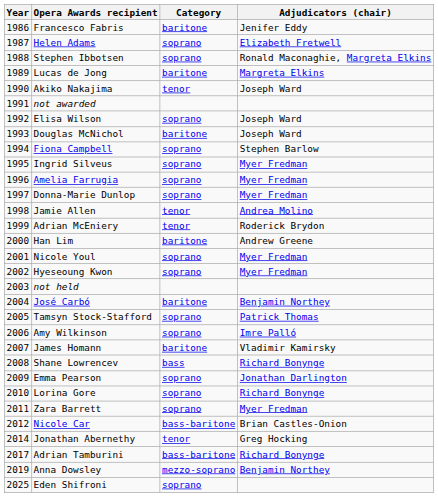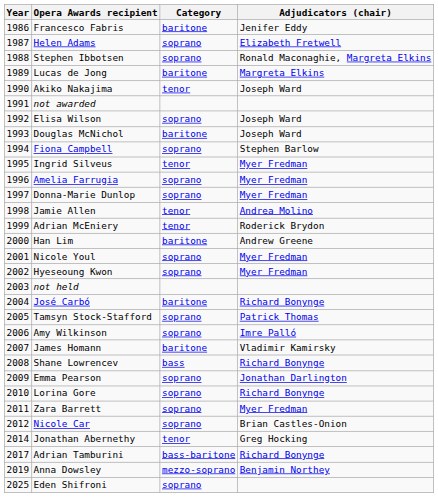(182, 165) soprano -> (176, 165) tenor
(285, 302) Benjamin Northey -> (282, 302) Richard Bonynge
(199, 424) bass-baritone -> (182, 424) soprano
